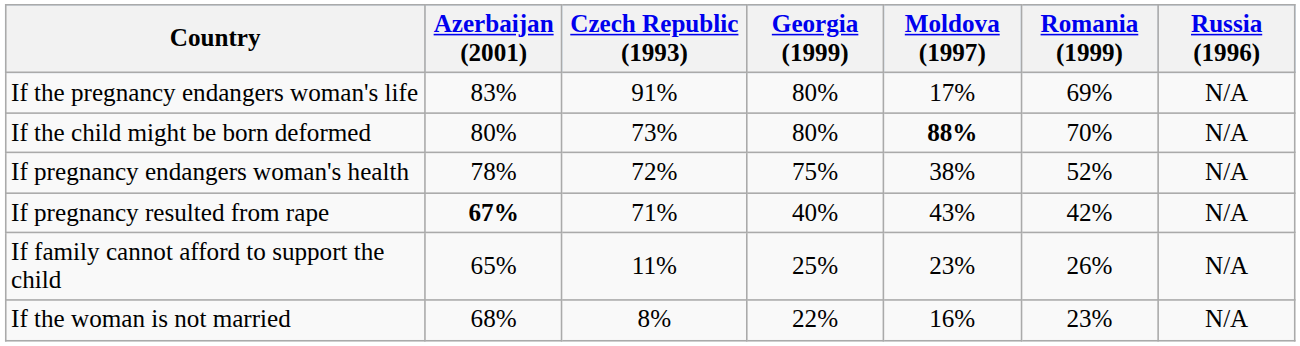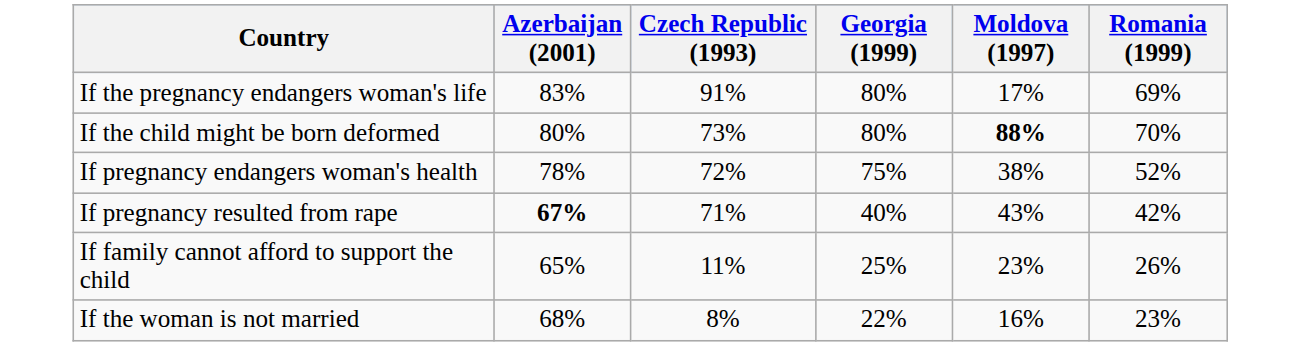- column: (1227, 38)
